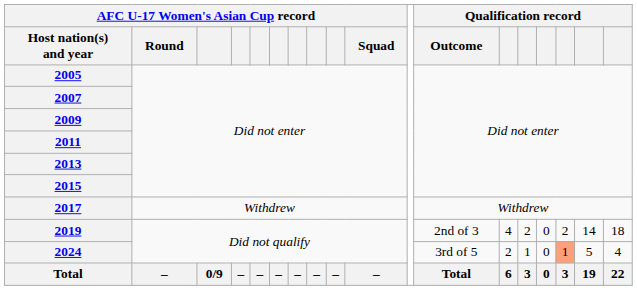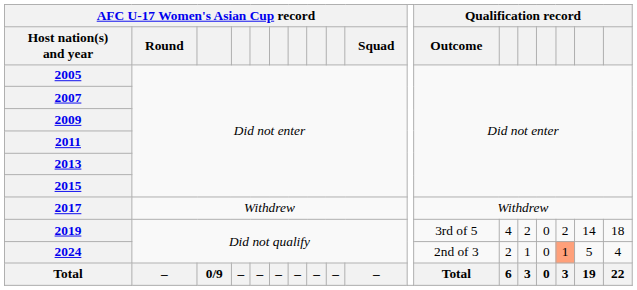(456, 230) 2nd of 3 -> (456, 230) 3rd of 5
(456, 252) 3rd of 5 -> (456, 252) 2nd of 3
